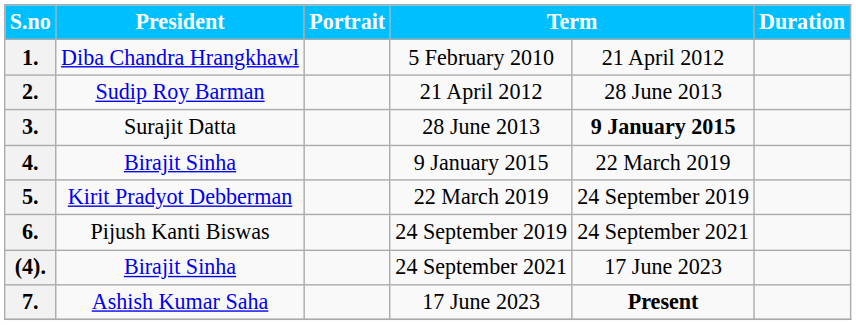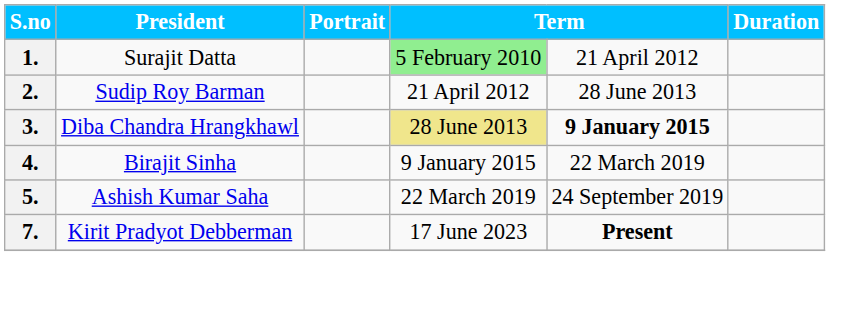(180, 57) Diba Chandra Hrangkhawl -> (180, 57) Surajit Datta
(481, 57) no background -> (468, 57) lightgreen background
(180, 127) Surajit Datta -> (180, 127) Diba Chandra Hrangkhawl
(481, 127) no background -> (468, 127) khaki background
(180, 197) Kirit Pradyot Debberman -> (180, 197) Ashish Kumar Saha
- row: (30, 232)
- row: (30, 267)
(180, 302) Ashish Kumar Saha -> (180, 232) Kirit Pradyot Debberman
